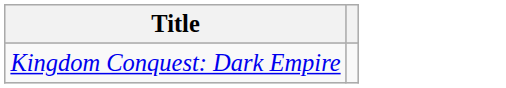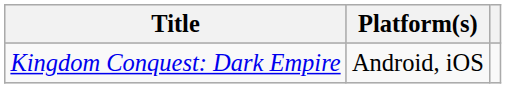+ column: (418, 23)
